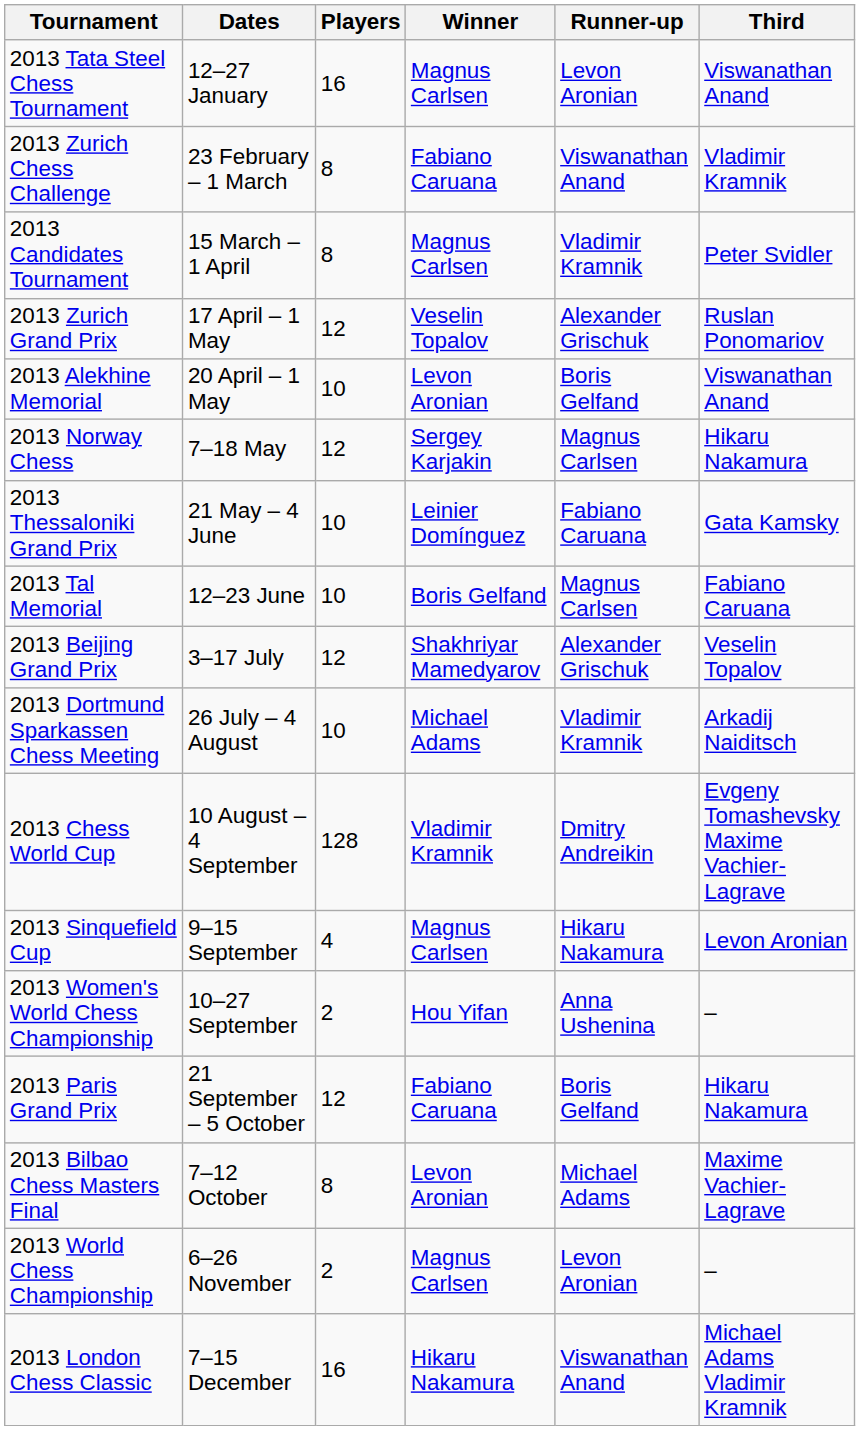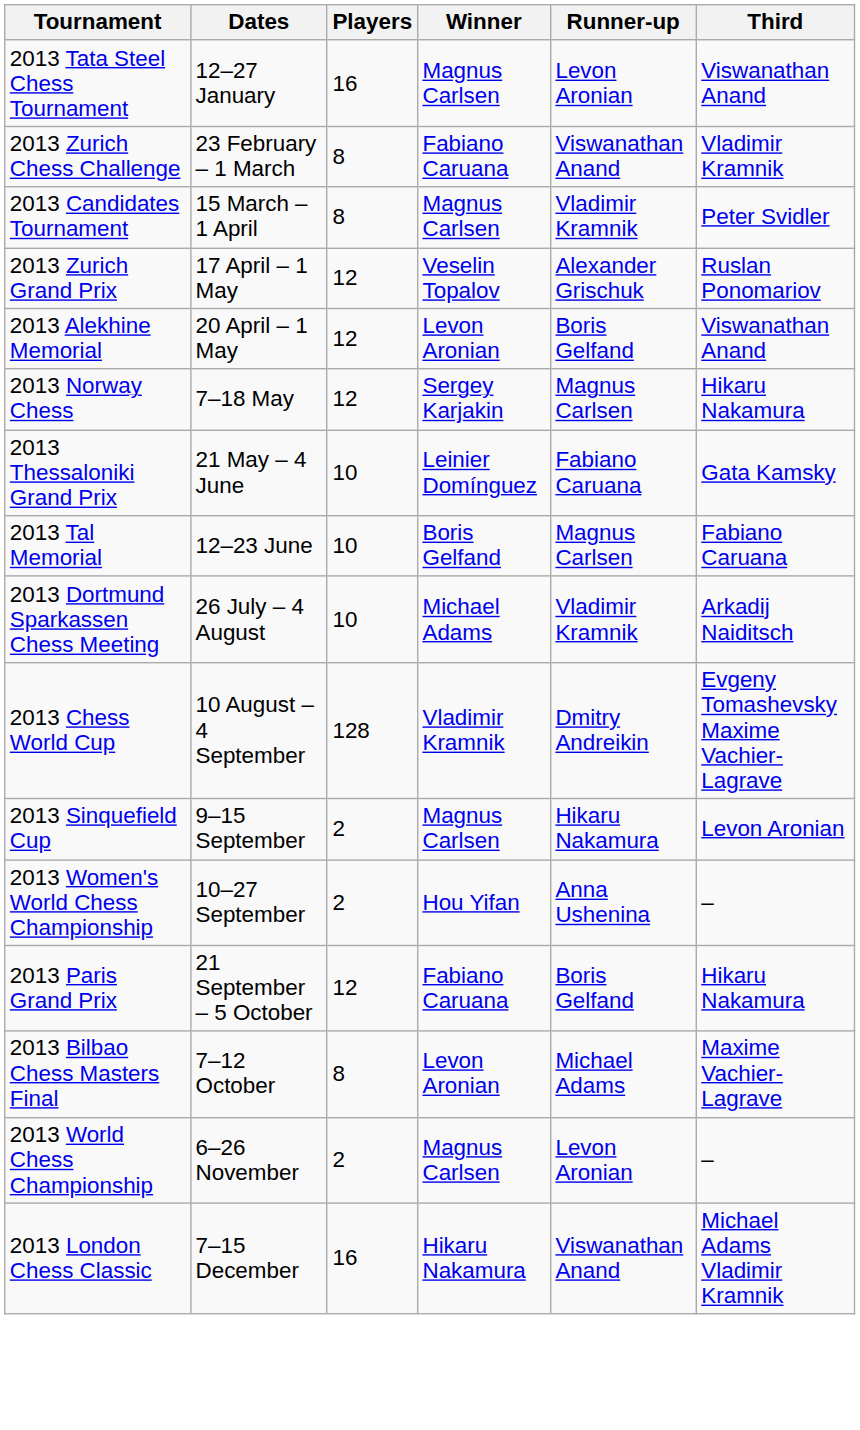(333, 388) 10 -> (345, 338) 12
- row: (72, 656)
(327, 939) 4 -> (339, 828) 2
